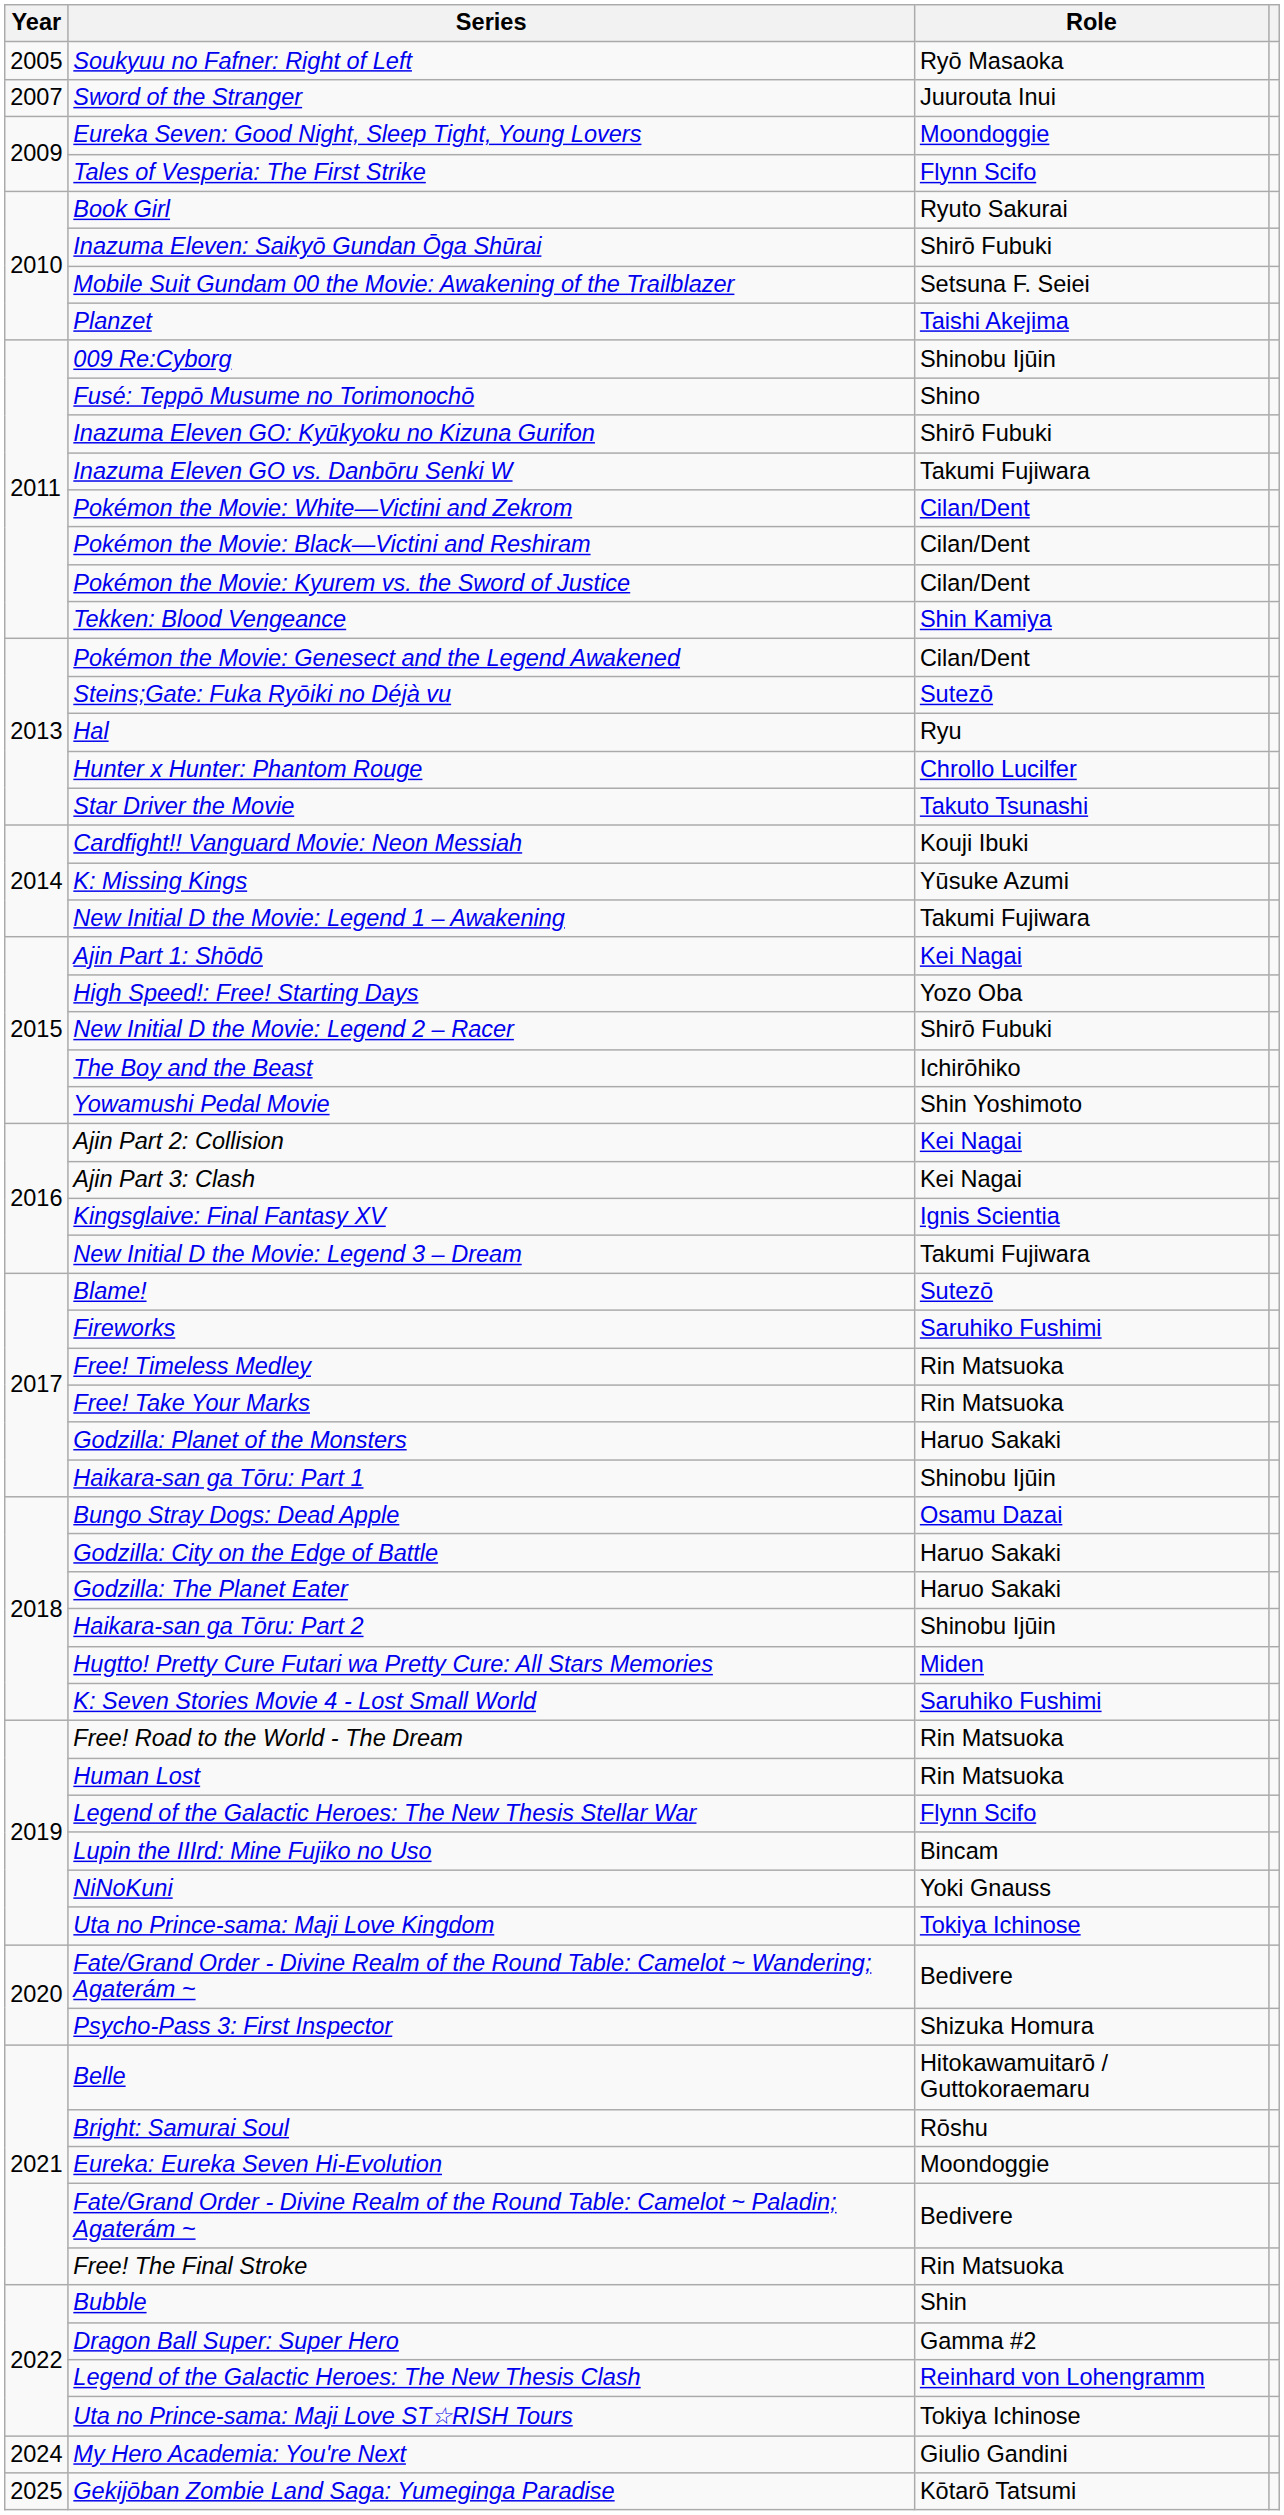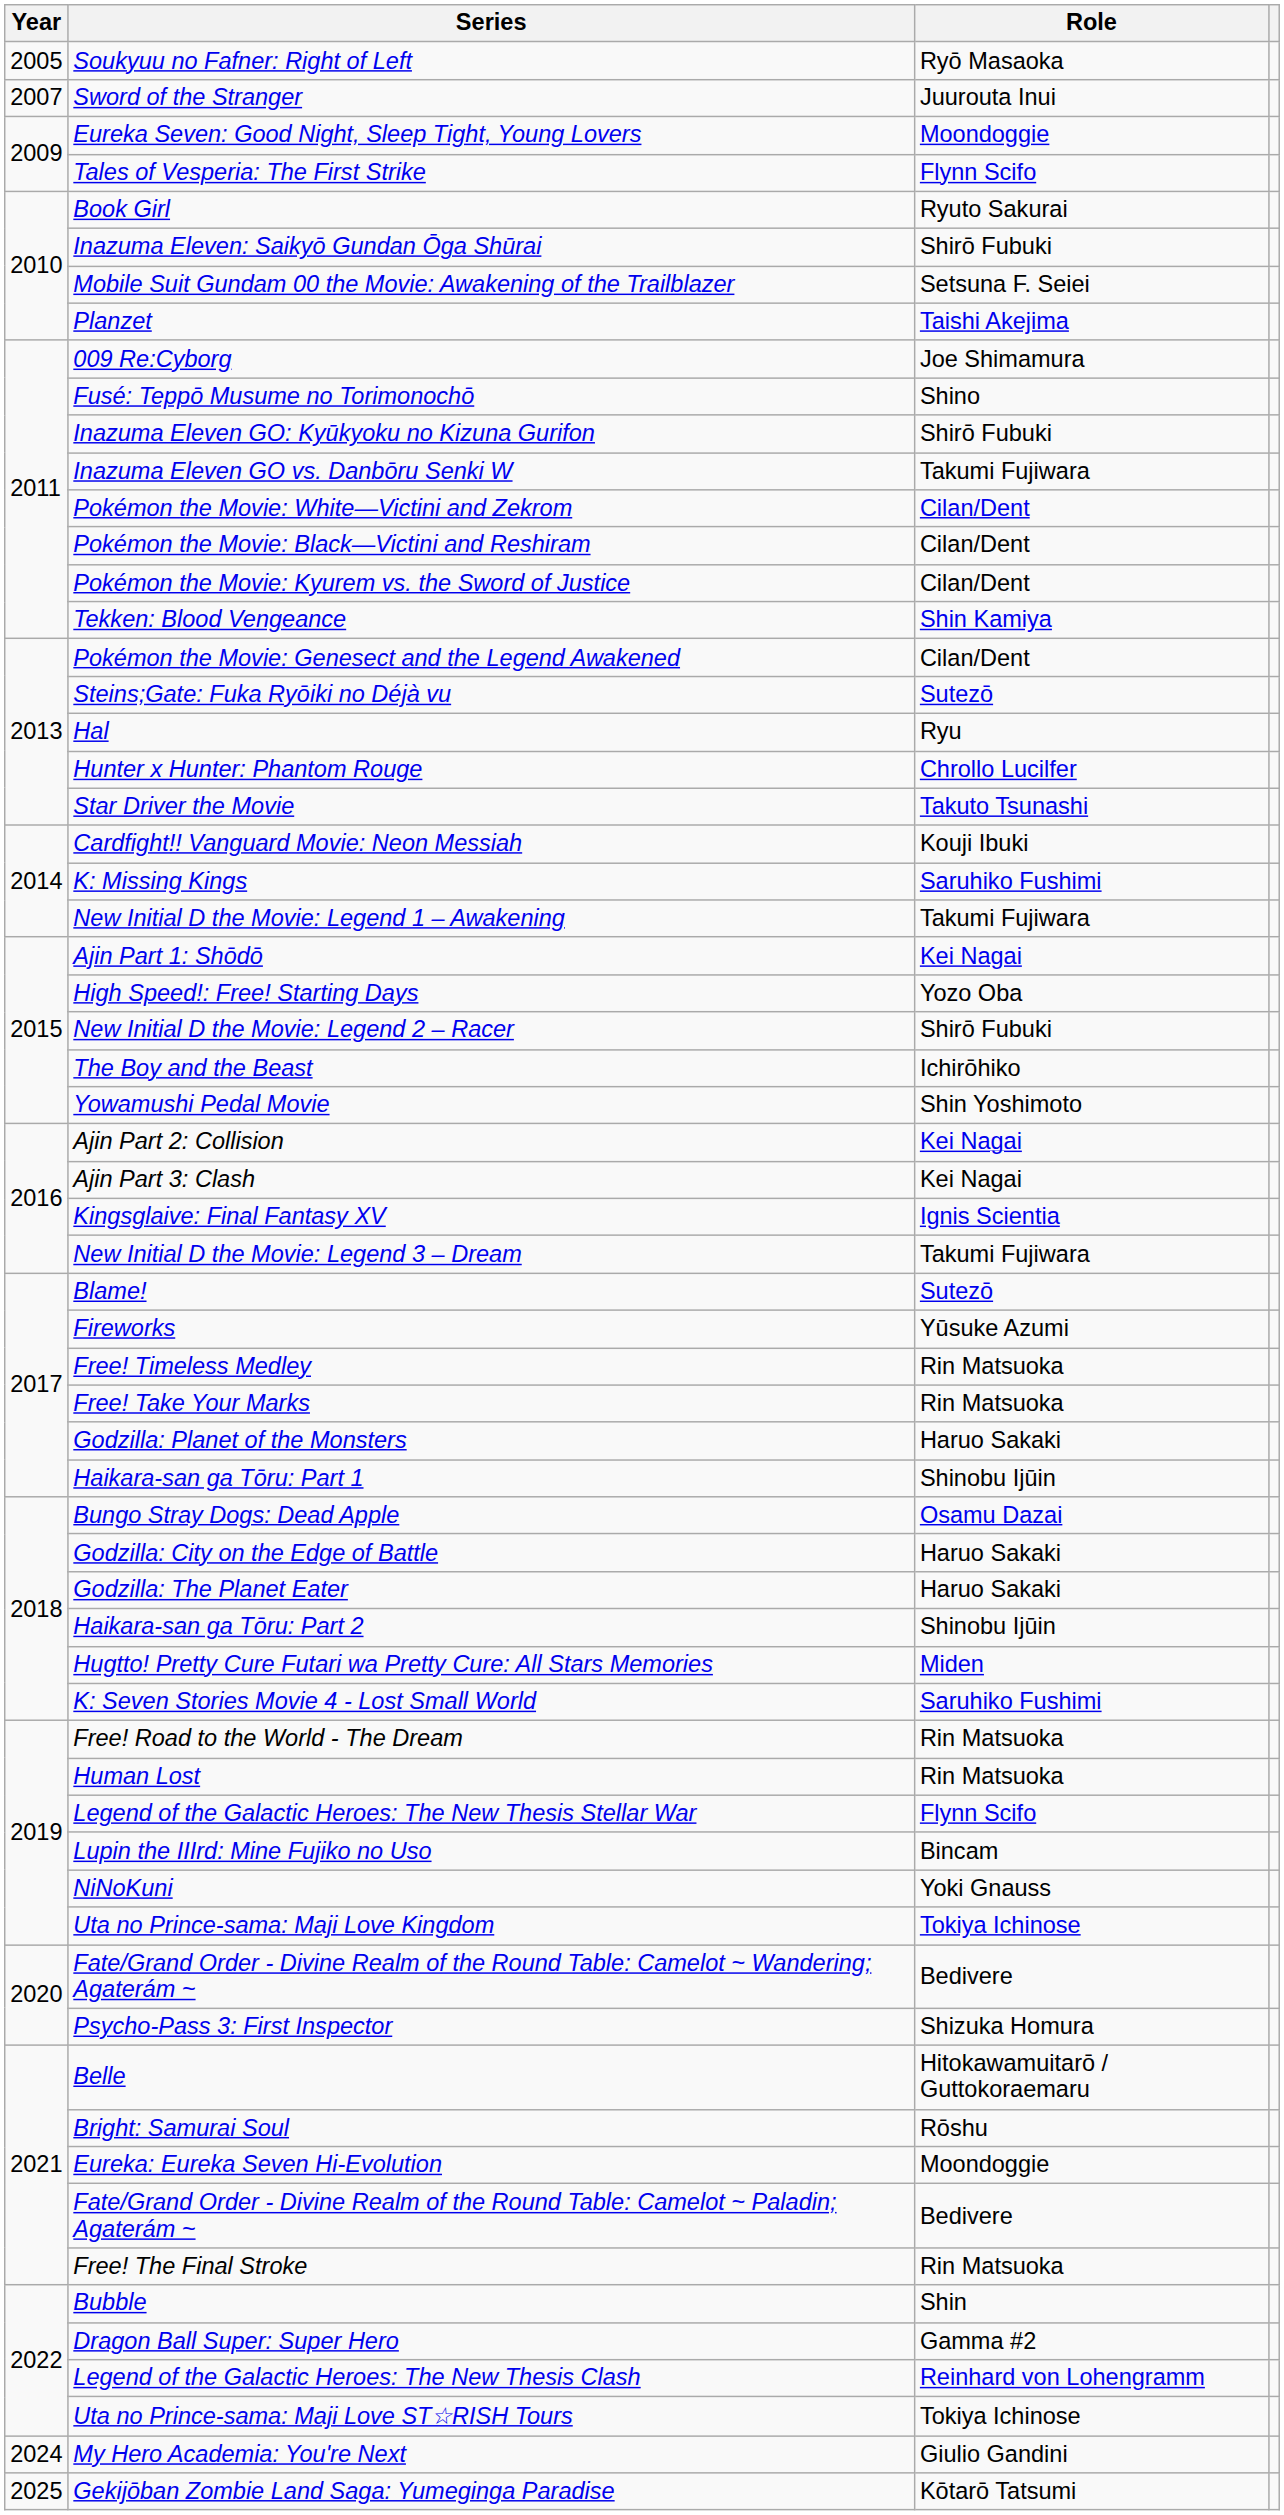(988, 358) Shinobu Ijūin -> (1002, 358) Joe Shimamura
(994, 881) Yūsuke Azumi -> (1011, 881) Saruhiko Fushimi
(1011, 1328) Saruhiko Fushimi -> (994, 1328) Yūsuke Azumi
